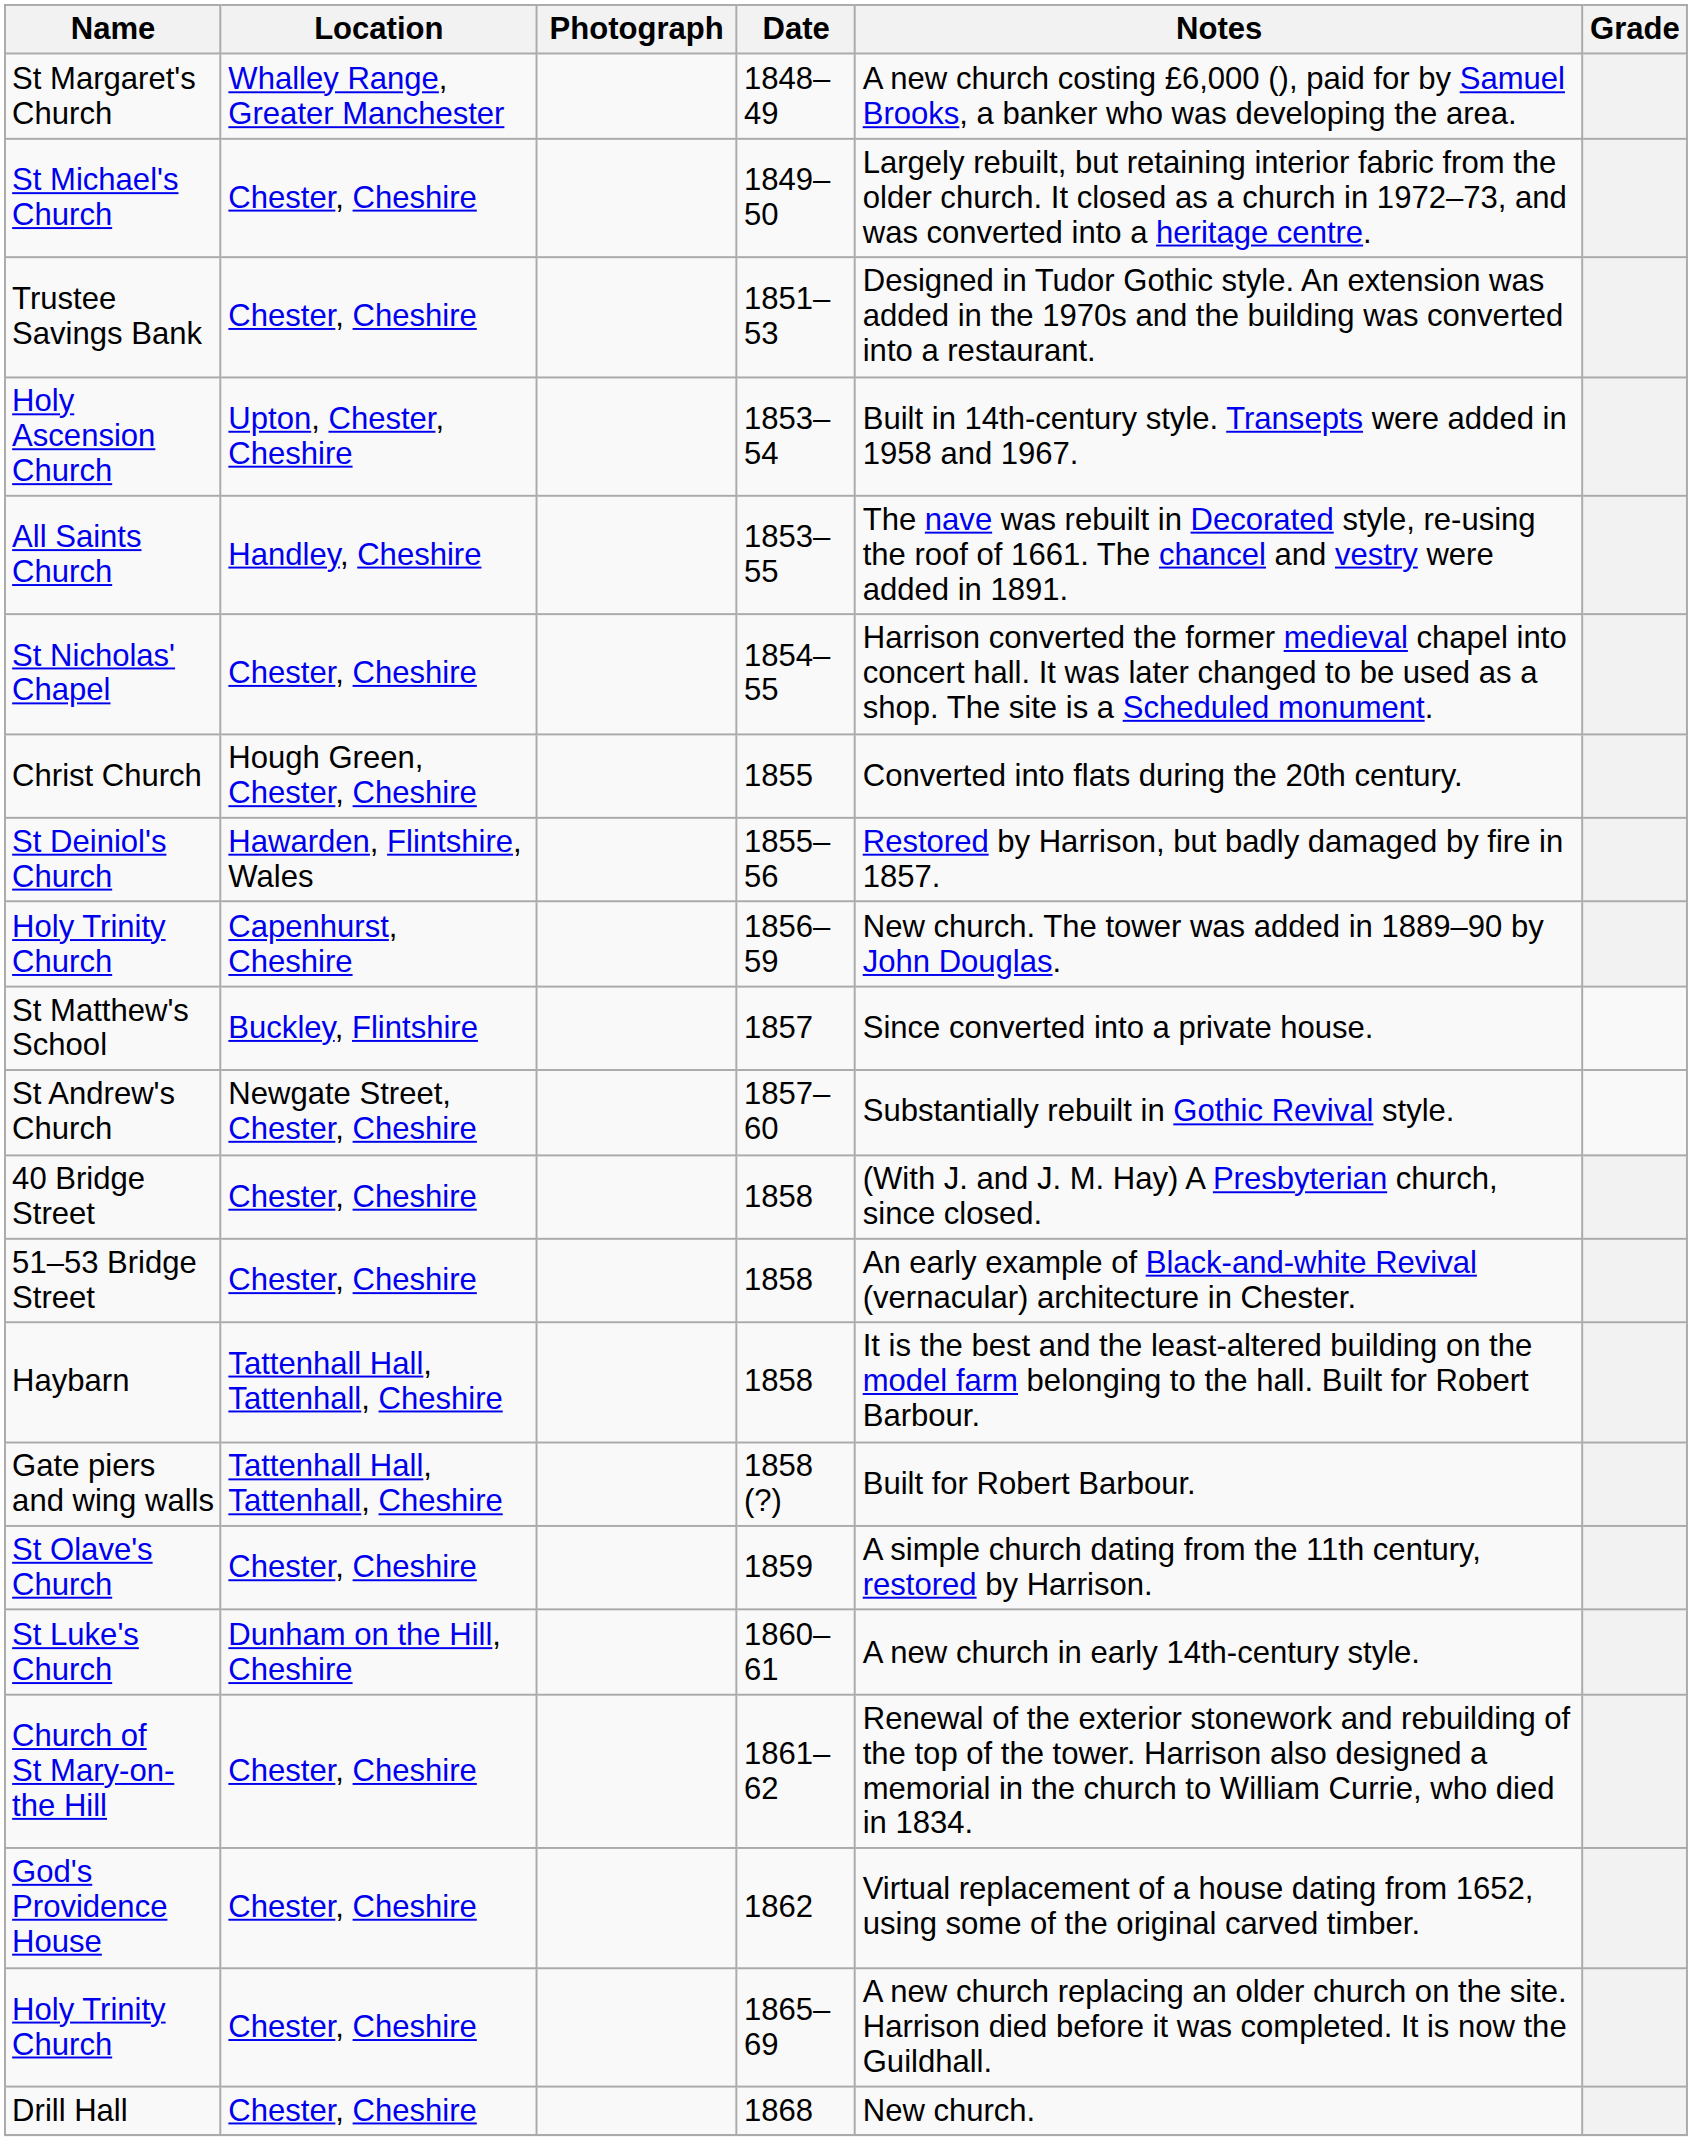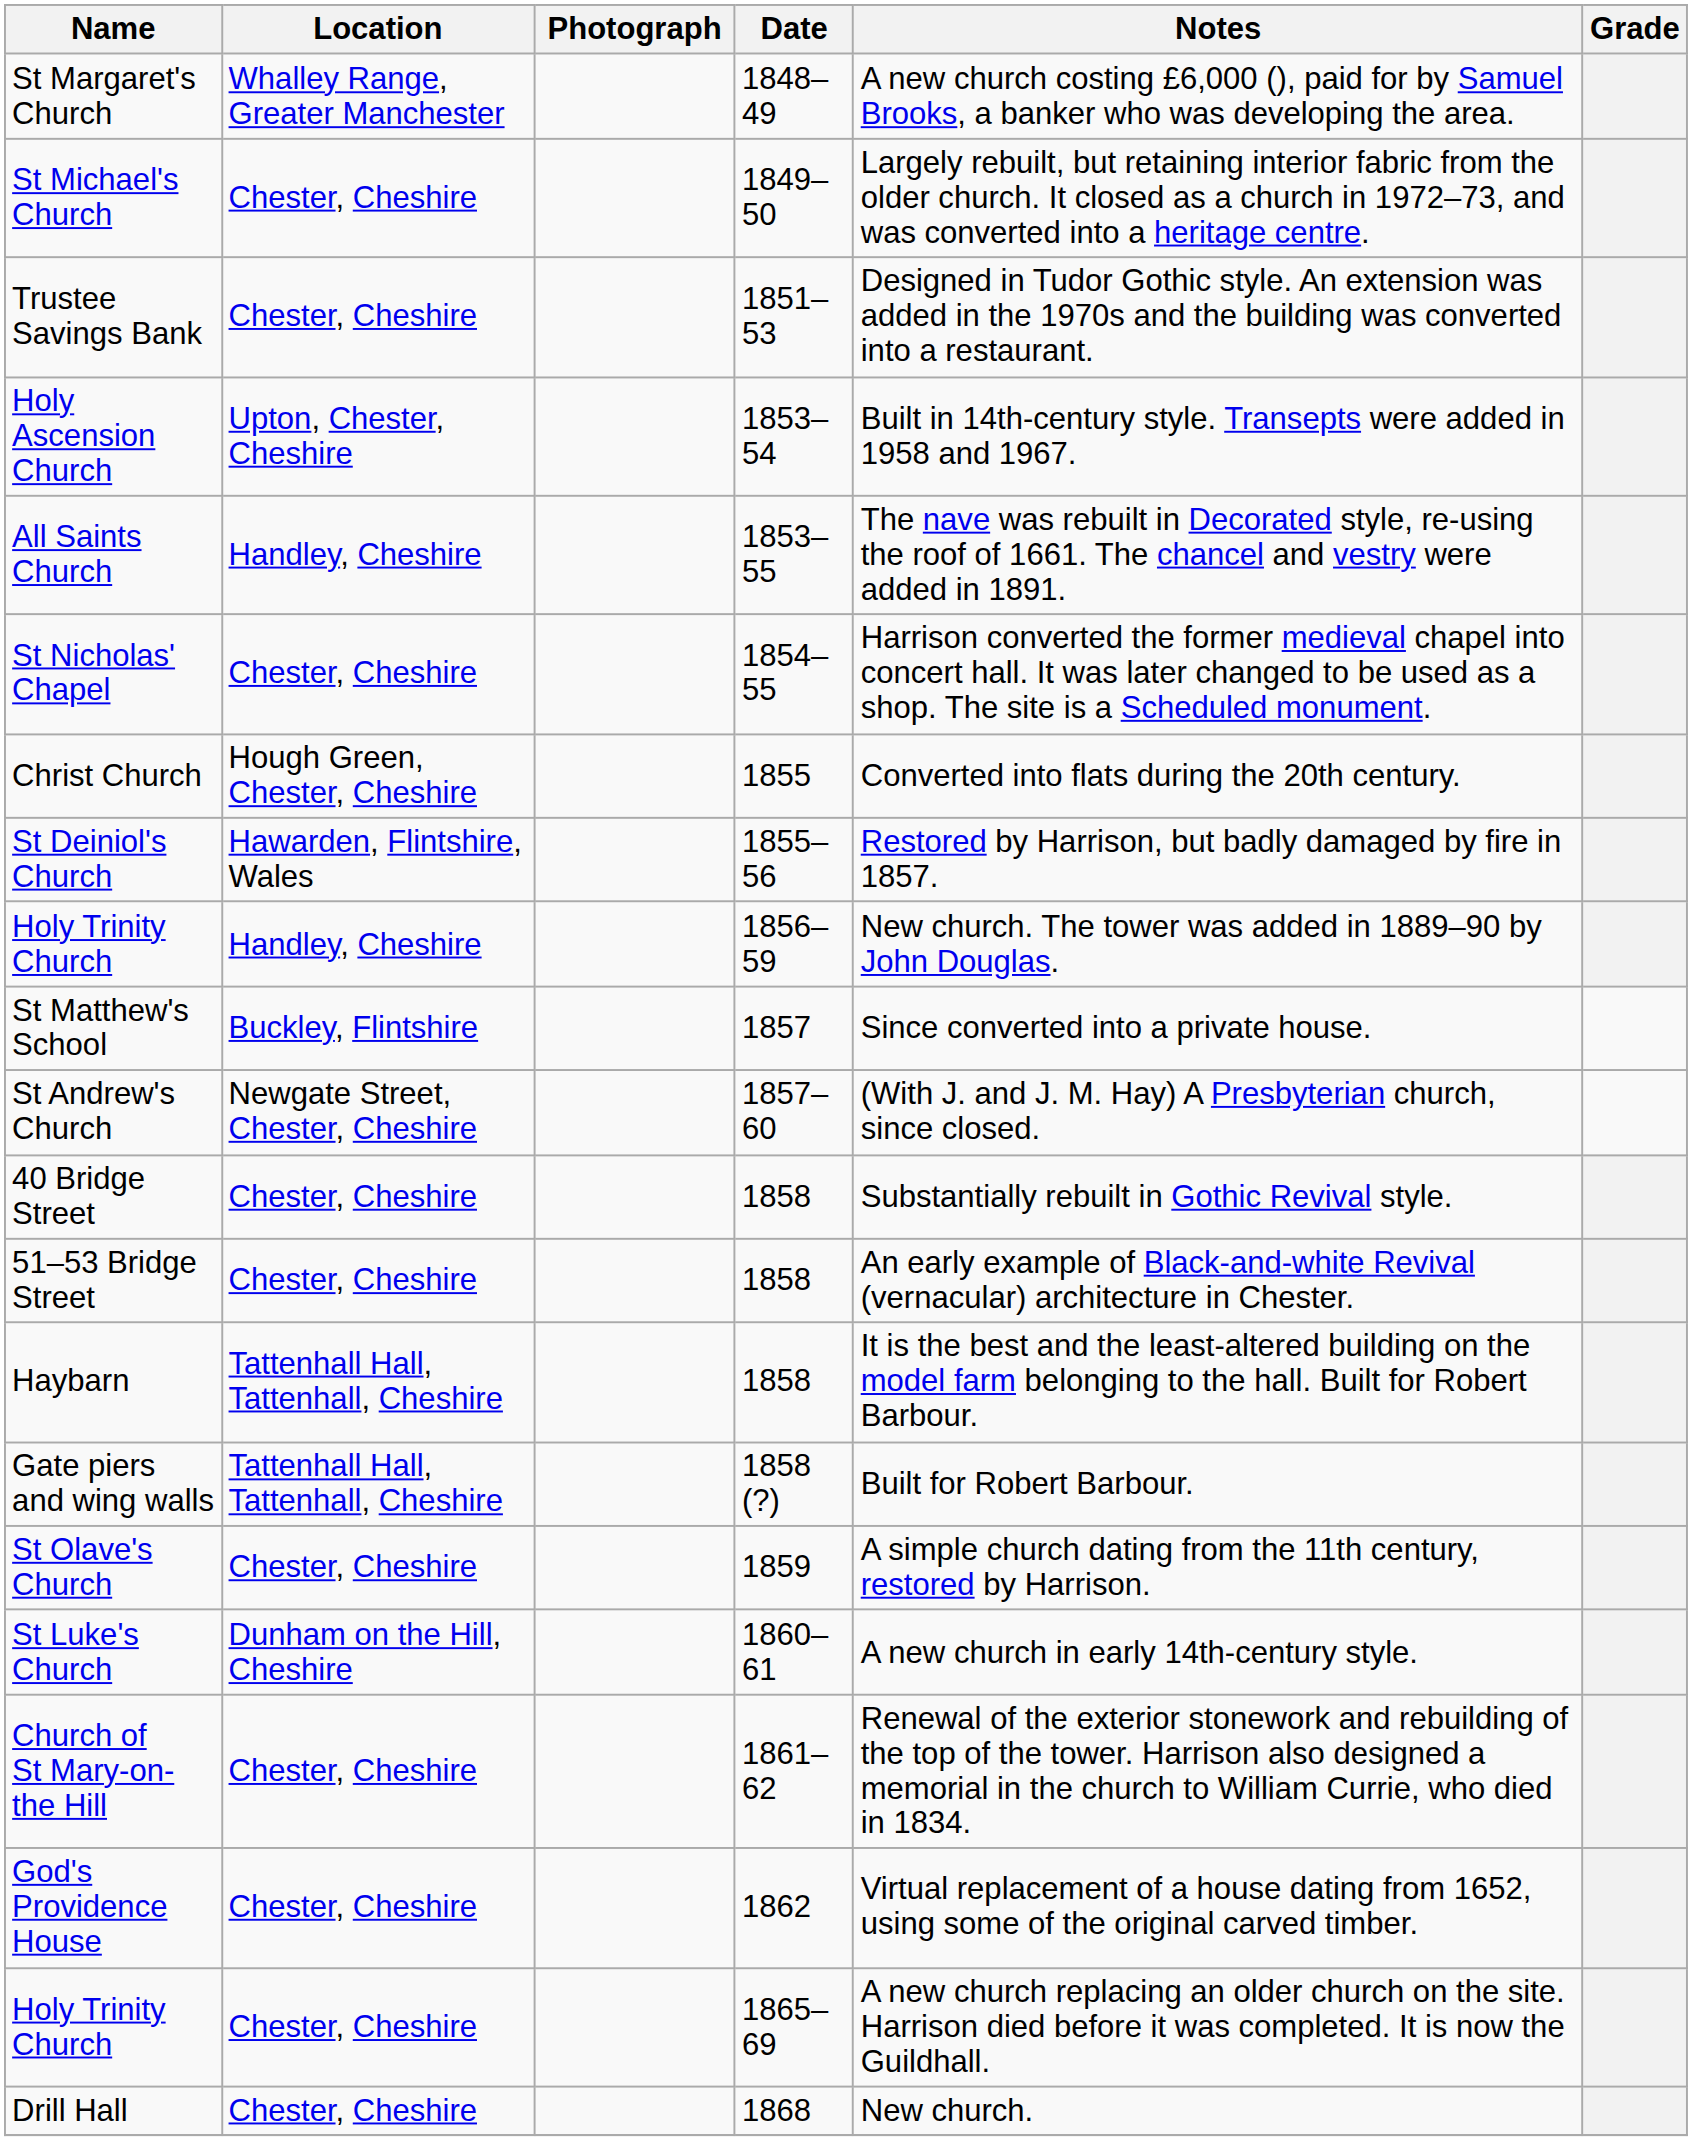(313, 943) Capenhurst, Cheshire -> (355, 943) Handley, Cheshire
(1159, 1111) Substantially rebuilt in Gothic Revival style. -> (1178, 1111) (With J. and J. M. Hay) A Presbyterian church, since closed.
(1180, 1196) (With J. and J. M. Hay) A Presbyterian church, since closed. -> (1157, 1196) Substantially rebuilt in Gothic Revival style.
